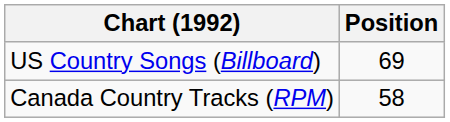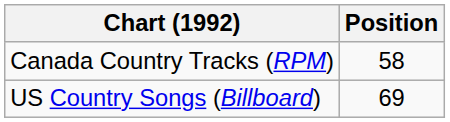rows swapped: (172, 98) <-> (166, 60)
